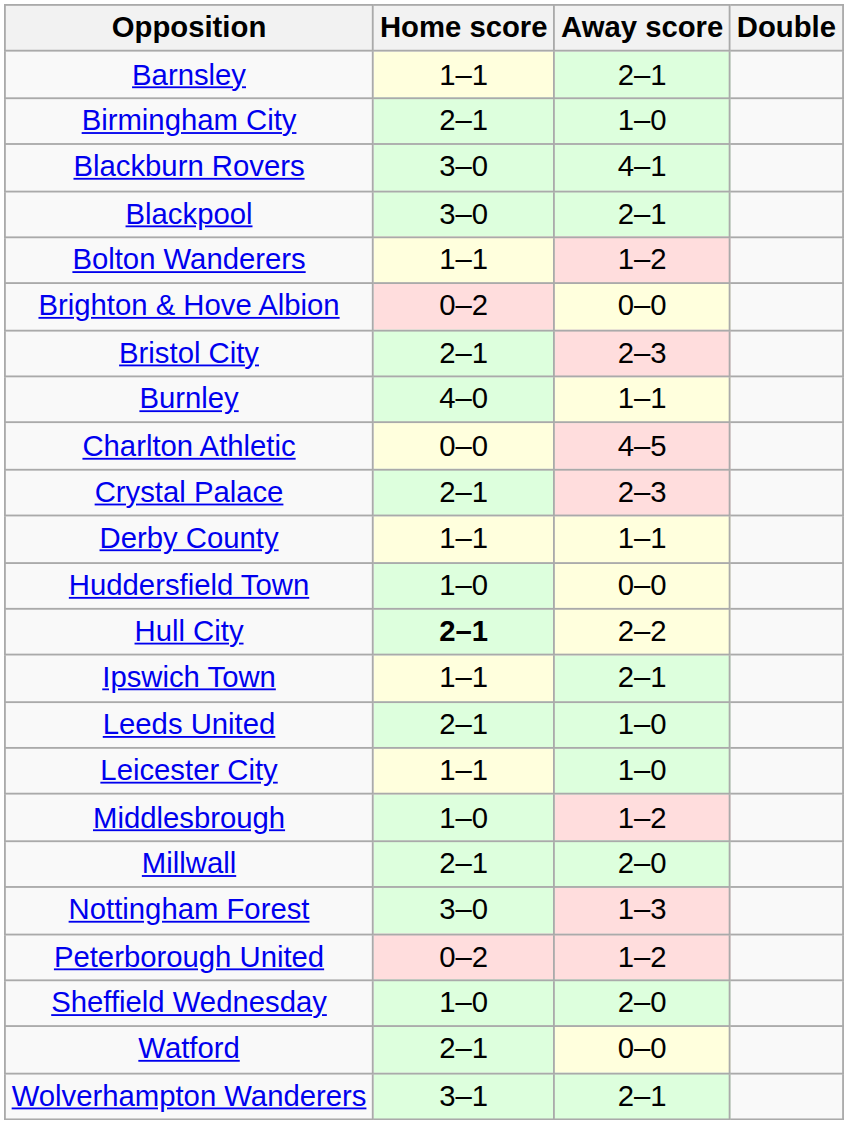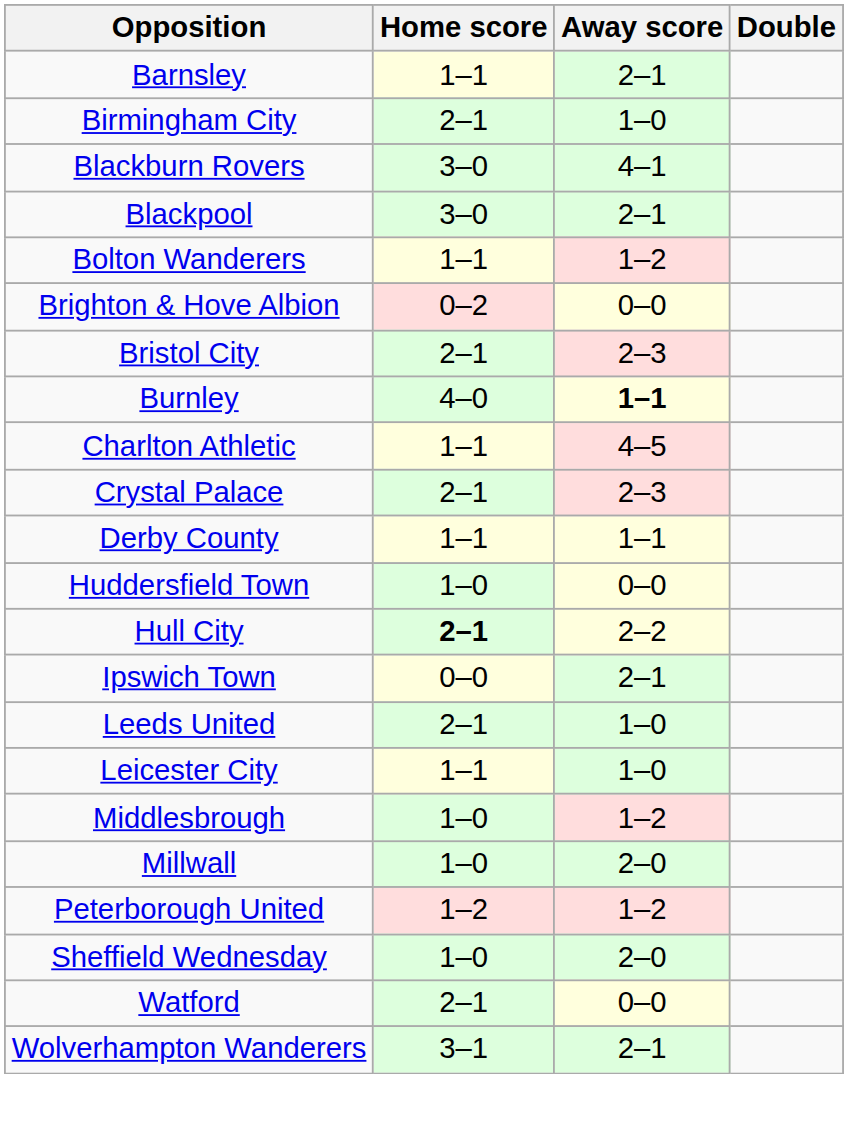(642, 399) normal -> (642, 399) bold
(464, 445) 0–0 -> (464, 445) 1–1
(464, 677) 1–1 -> (464, 677) 0–0
(464, 863) 2–1 -> (464, 863) 1–0
- row: (189, 910)
(464, 956) 0–2 -> (464, 910) 1–2
